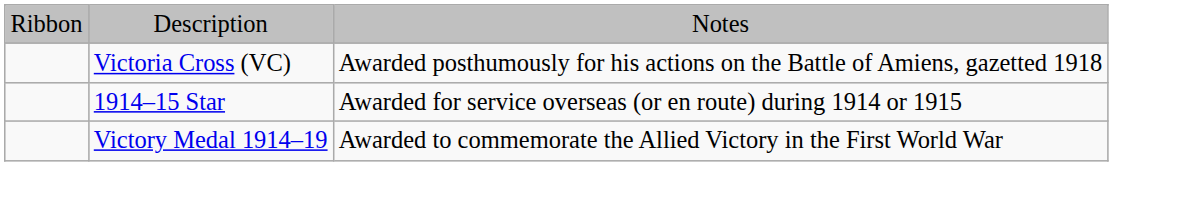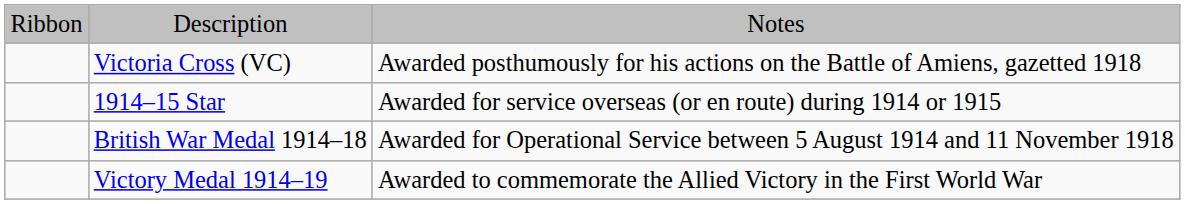+ row: (230, 140)
